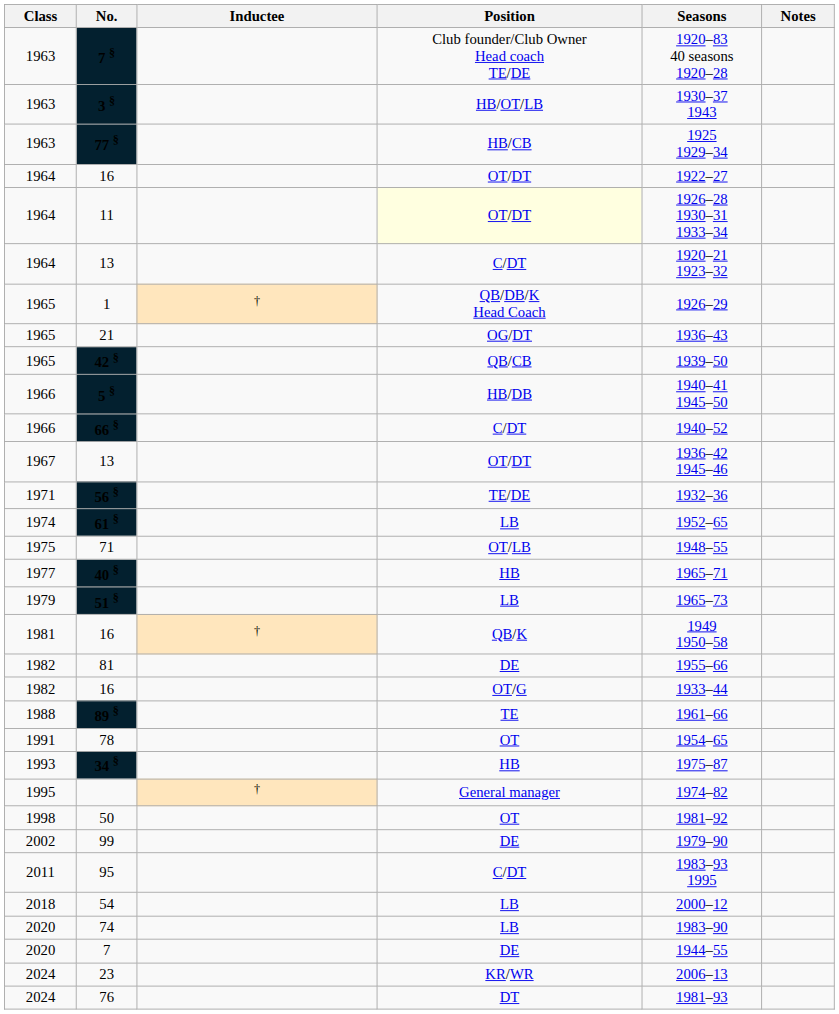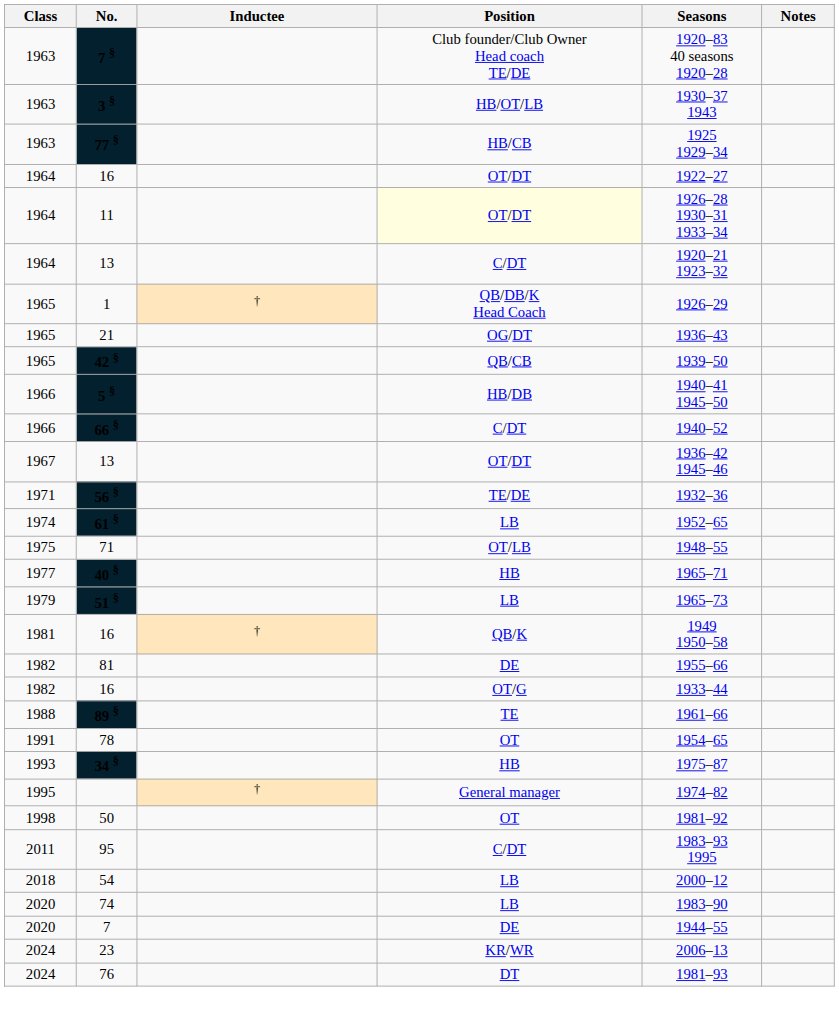- row: (41, 841)
